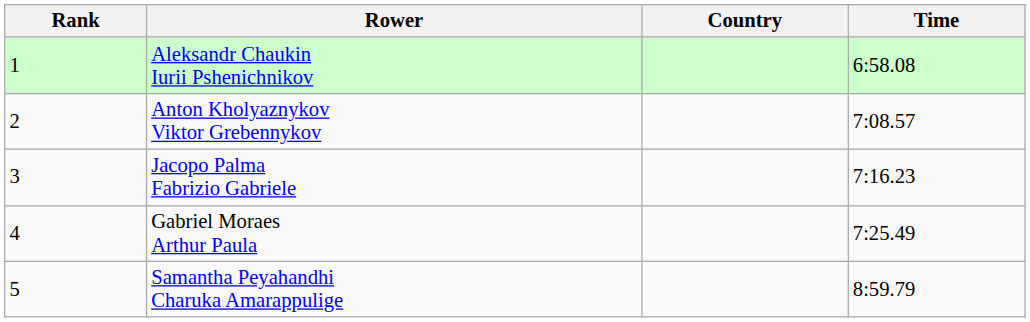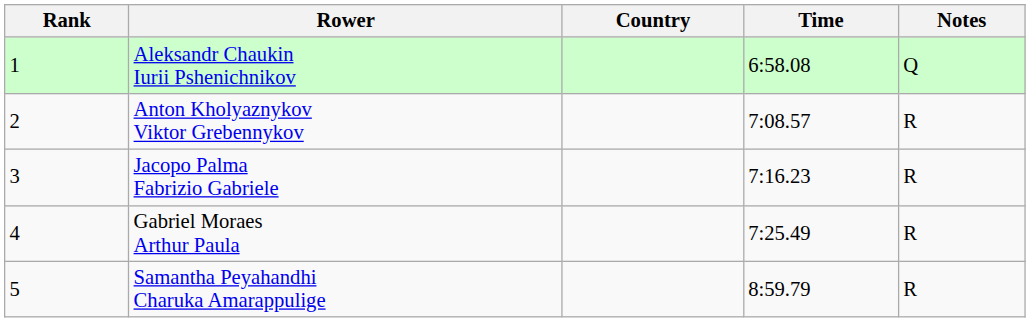+ column: (962, 20)
